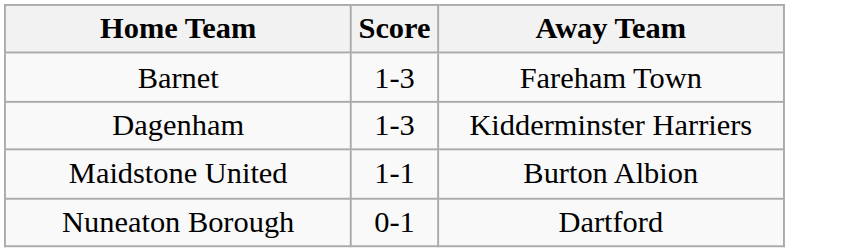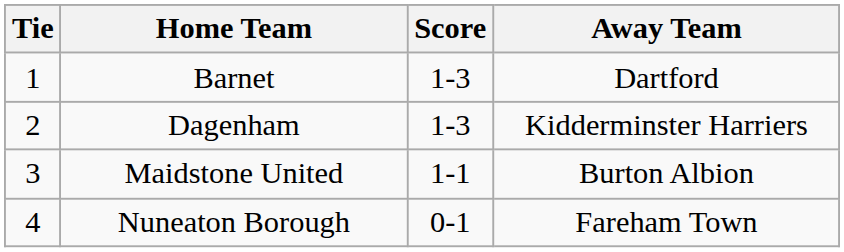+ column: (33, 28)
(611, 76) Fareham Town -> (666, 76) Dartford
(611, 221) Dartford -> (666, 221) Fareham Town
